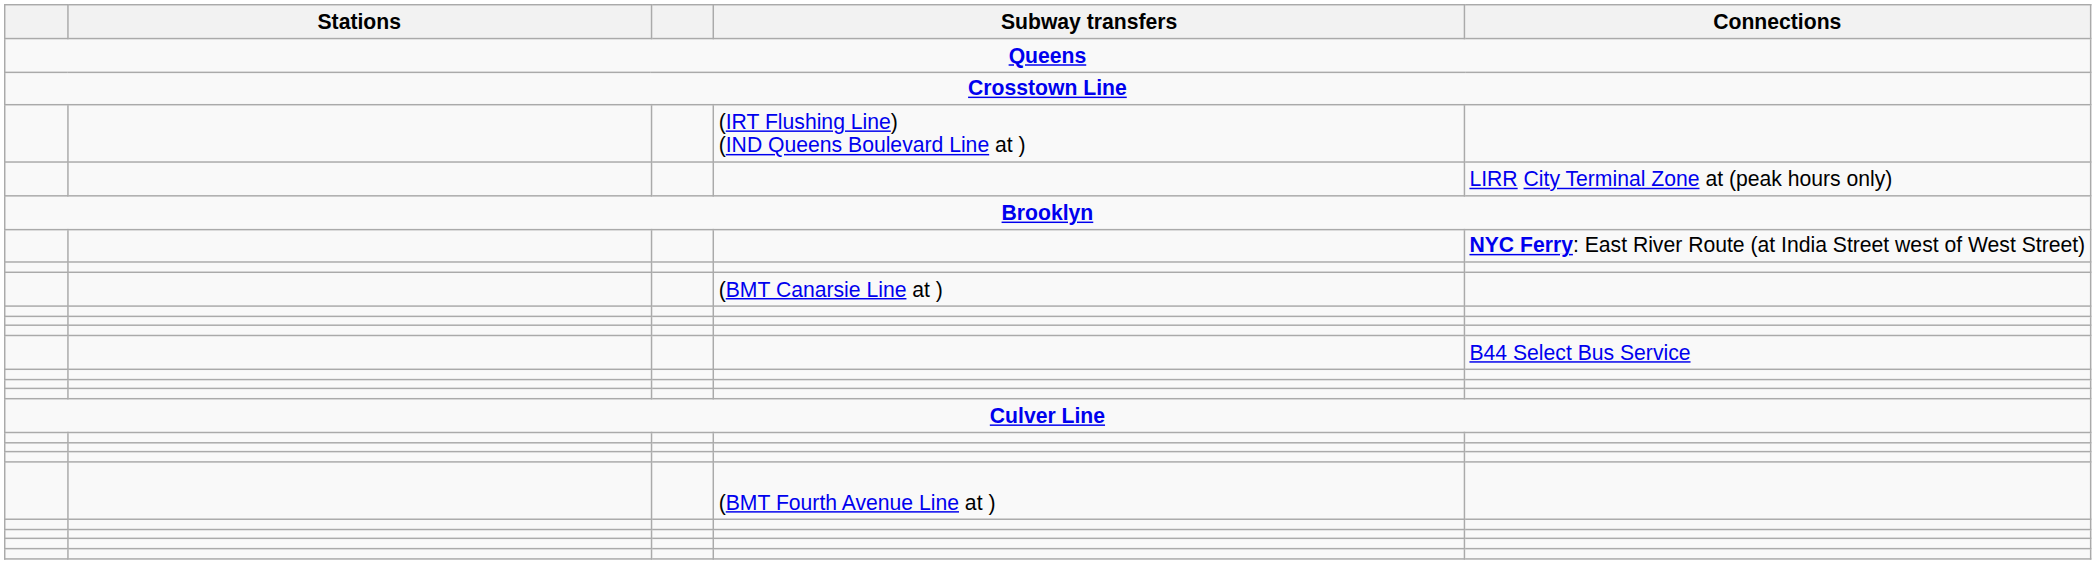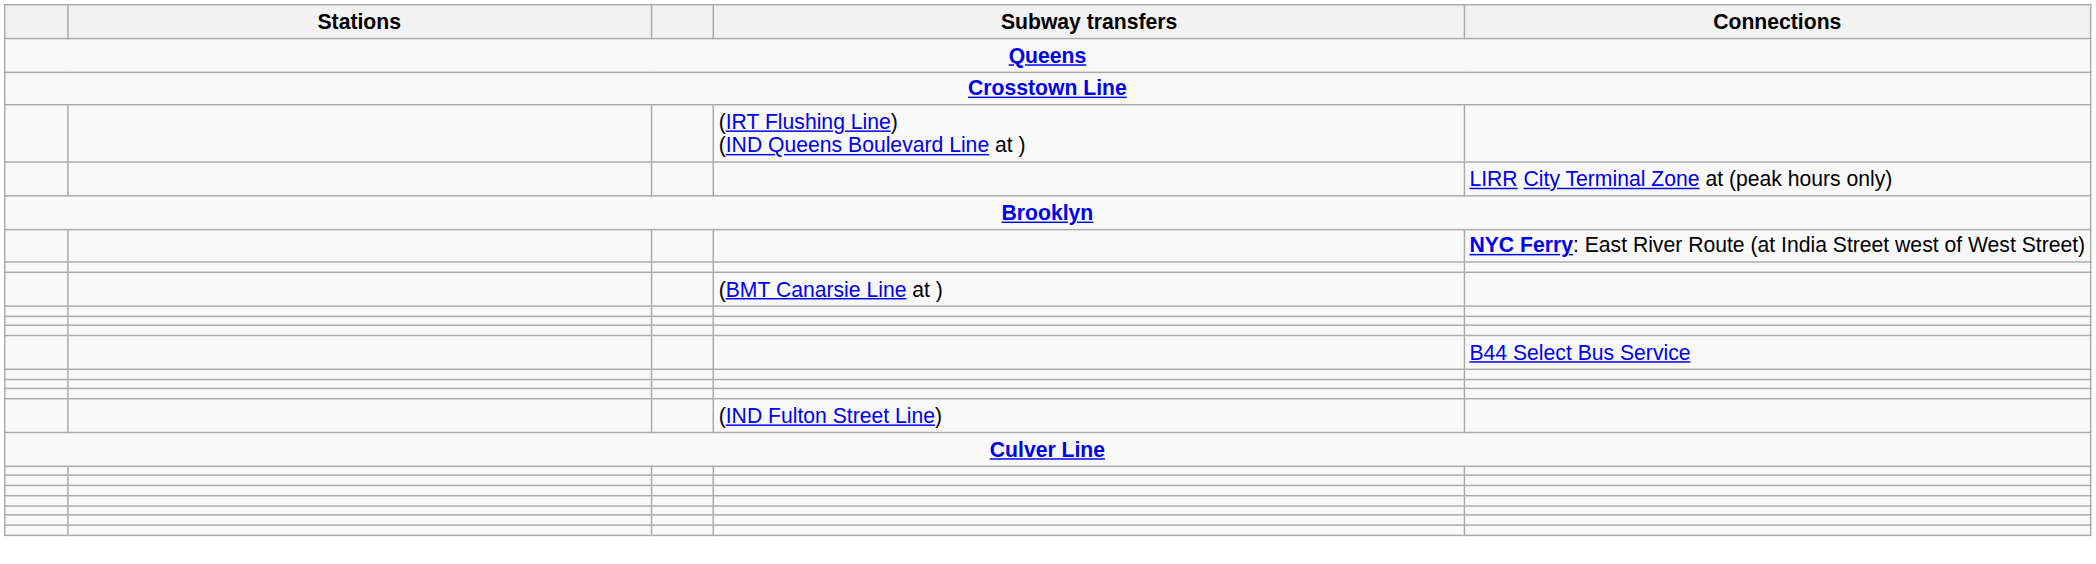+ row: (36, 416)
- row: (36, 491)
